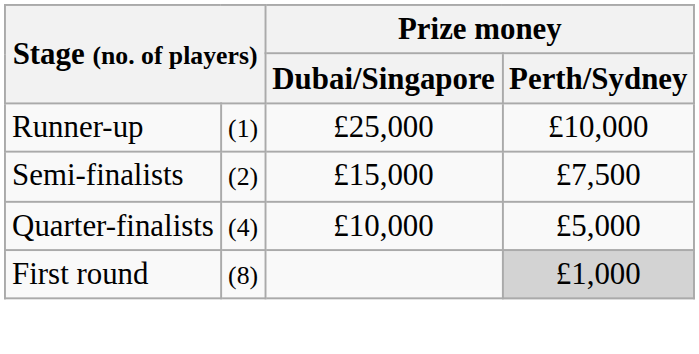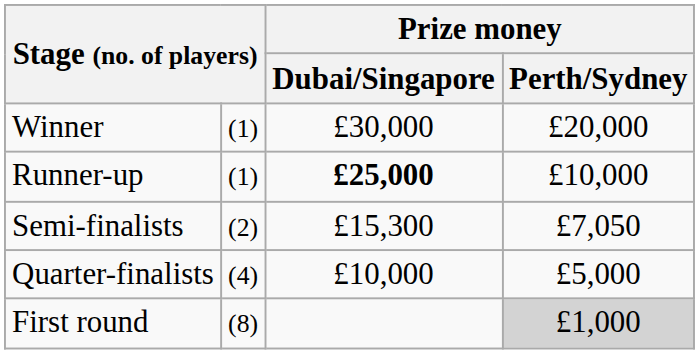+ row: (58, 126)
(384, 126) normal -> (384, 175) bold
(384, 175) £15,000 -> (384, 224) £15,300
(598, 175) £7,500 -> (598, 224) £7,050
